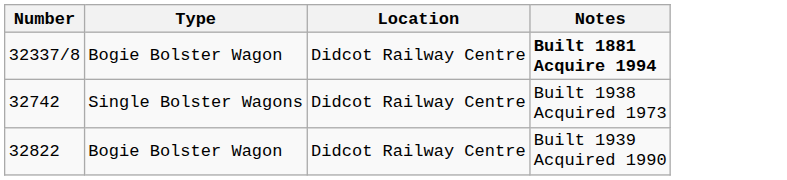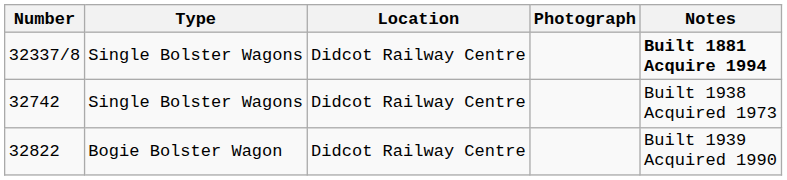+ column: (585, 19)
(185, 56) Bogie Bolster Wagon -> (196, 56) Single Bolster Wagons
